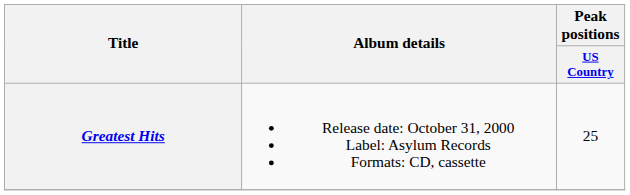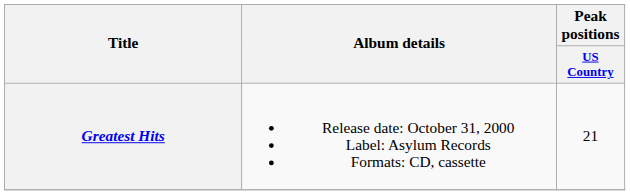(590, 136) 25 -> (590, 136) 21
